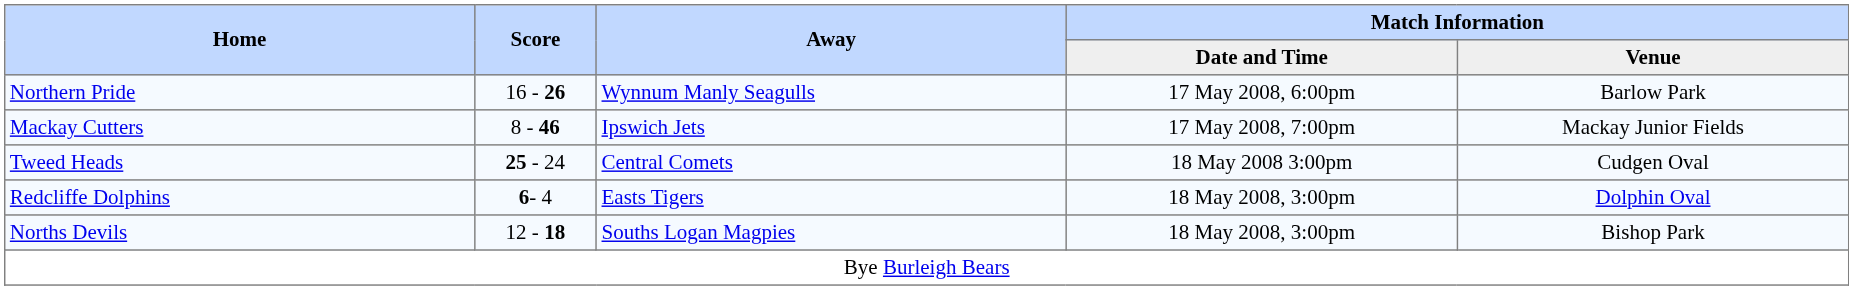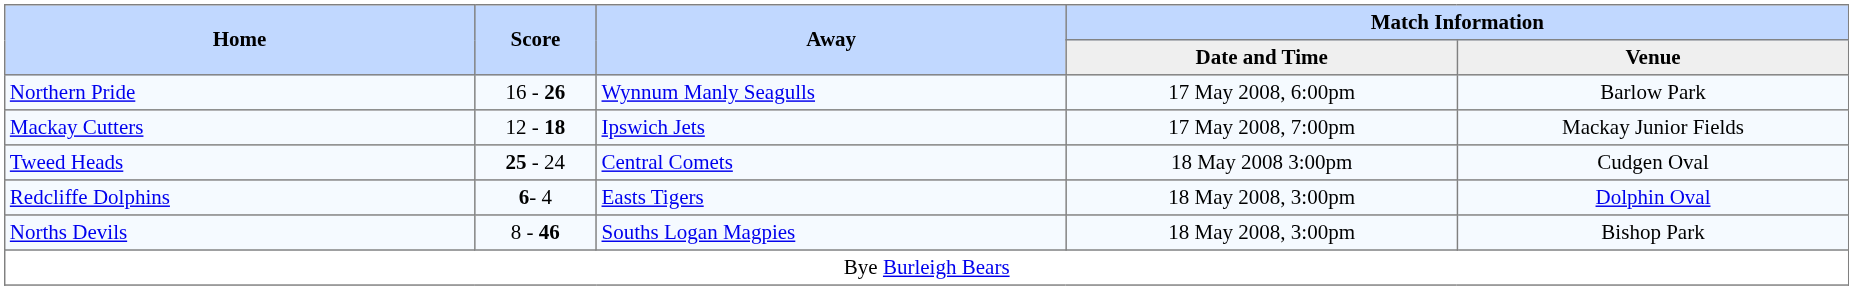(535, 127) 8 - 46 -> (535, 127) 12 - 18
(535, 232) 12 - 18 -> (535, 232) 8 - 46
